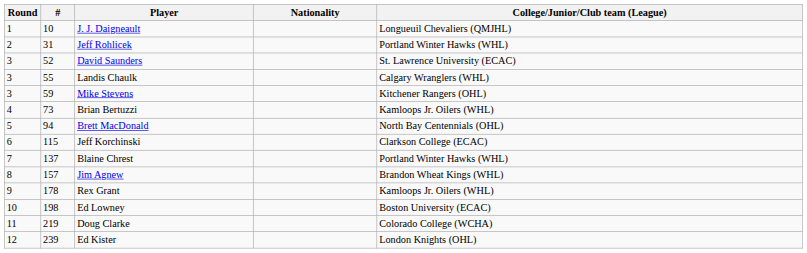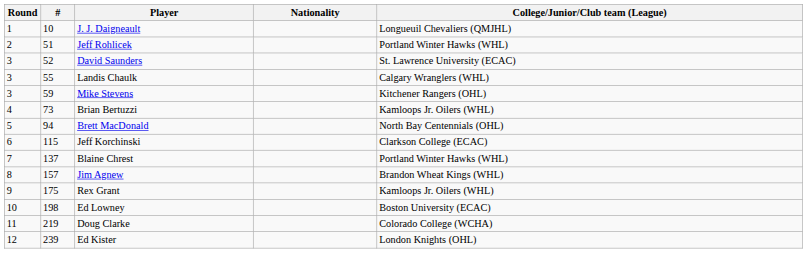(48, 45) 31 -> (48, 45) 51
(51, 191) 178 -> (51, 191) 175
